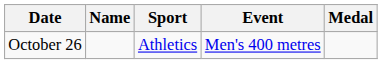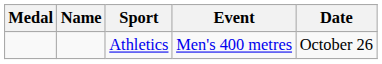columns swapped: (351, 18) <-> (45, 18)
